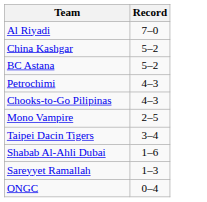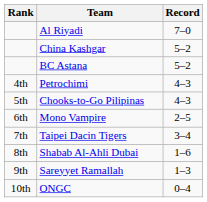+ column: (21, 13)
